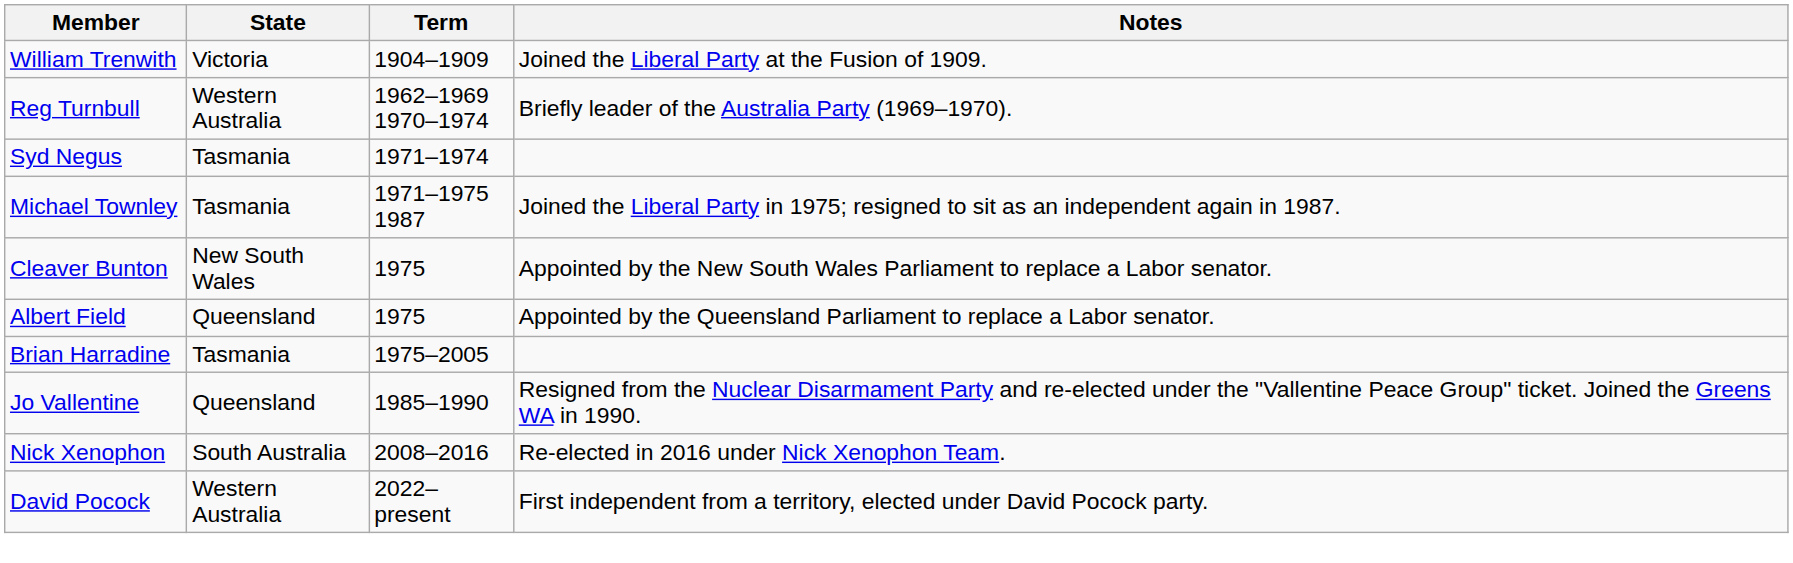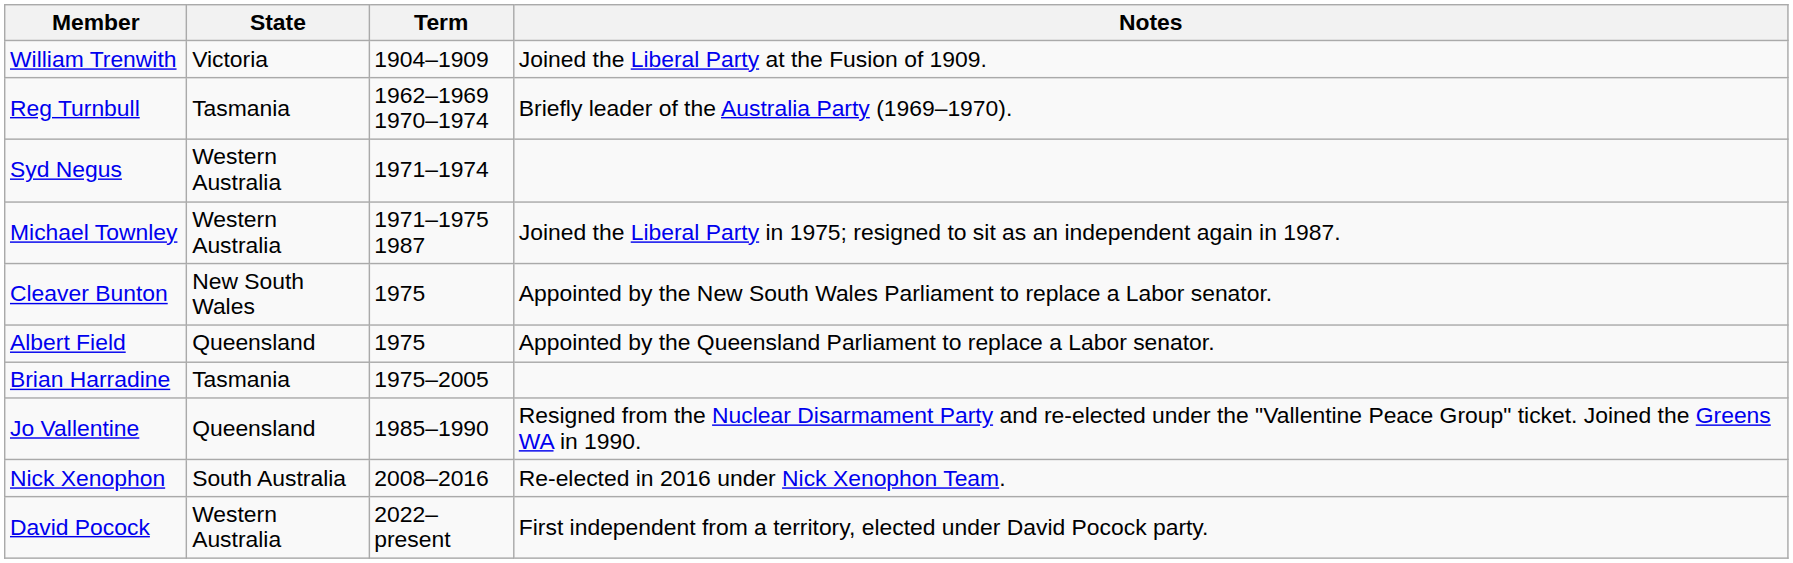(237, 108) Western Australia -> (241, 108) Tasmania
(241, 157) Tasmania -> (237, 170) Western Australia
(241, 206) Tasmania -> (237, 232) Western Australia
